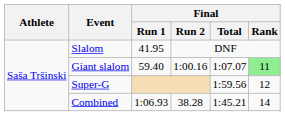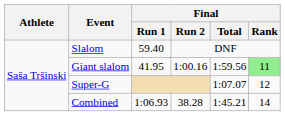(151, 48) 41.95 -> (151, 48) 59.40
(151, 66) 59.40 -> (151, 66) 41.95
(229, 66) 1:07.07 -> (229, 66) 1:59.56
(229, 84) 1:59.56 -> (229, 84) 1:07.07
